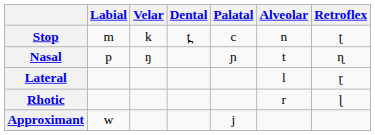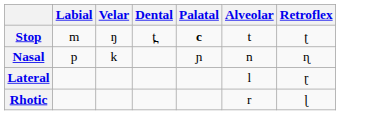(148, 36) k -> (114, 36) ŋ
(233, 36) normal -> (199, 36) bold
(284, 36) n -> (249, 36) t
(148, 57) ŋ -> (114, 57) k
(284, 57) t -> (249, 57) n
- row: (46, 120)
